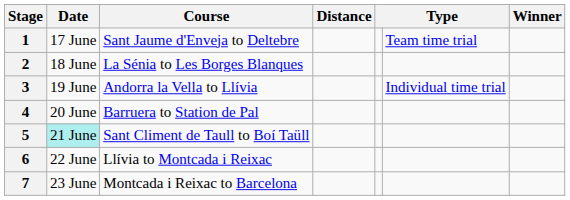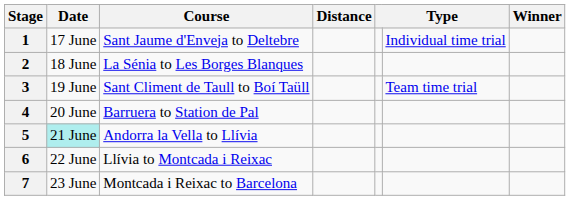(431, 40) Team time trial -> (446, 40) Individual time trial
(180, 87) Andorra la Vella to Llívia -> (206, 87) Sant Climent de Taull to Boí Taüll
(446, 87) Individual time trial -> (431, 87) Team time trial
(206, 135) Sant Climent de Taull to Boí Taüll -> (180, 135) Andorra la Vella to Llívia
